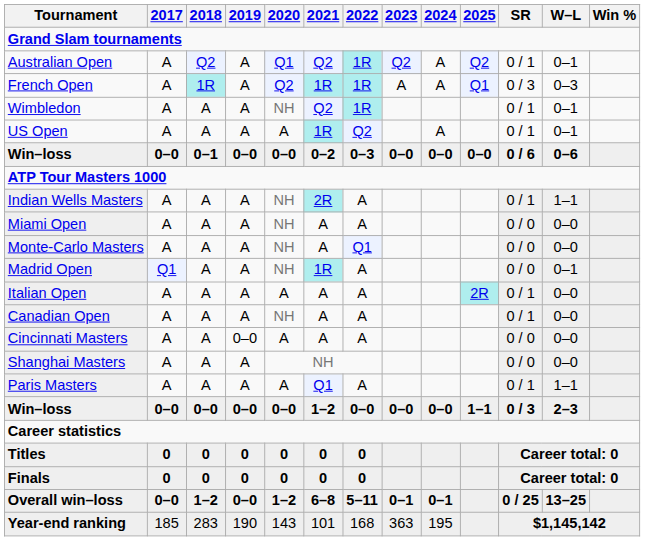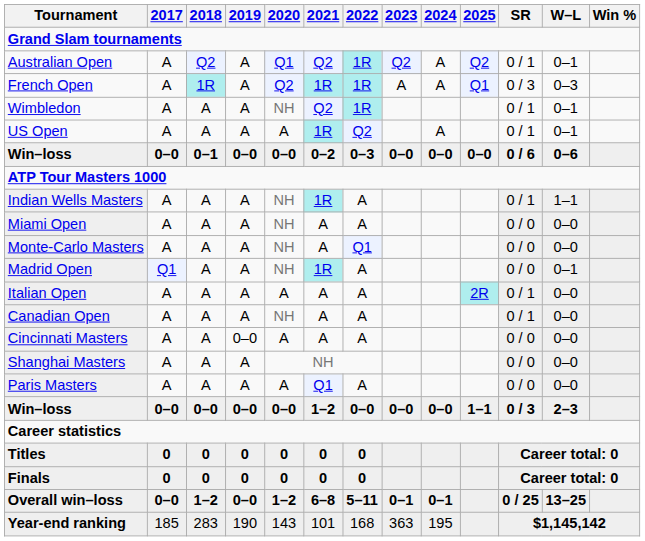(323, 200) 2R -> (323, 200) 1R
(521, 385) 0 / 1 -> (521, 385) 0 / 0
(566, 385) 1–1 -> (566, 385) 0–0
